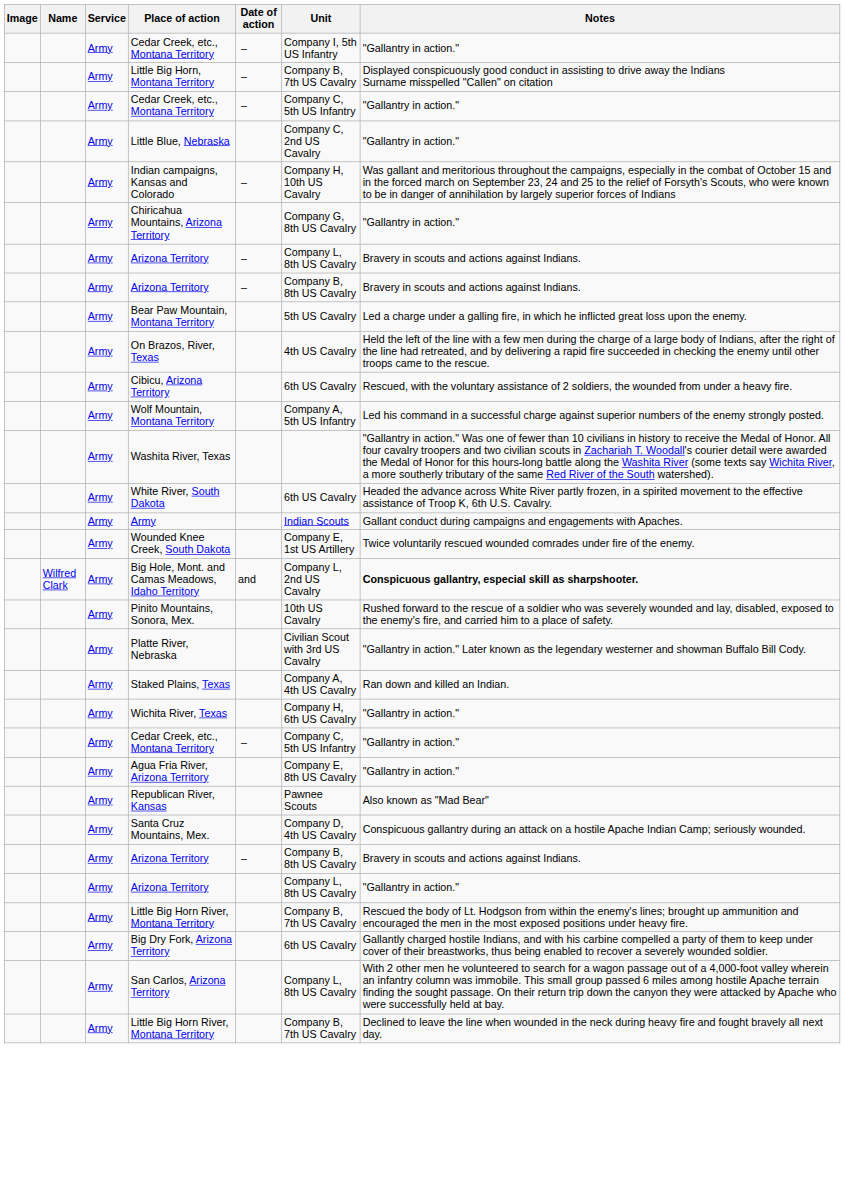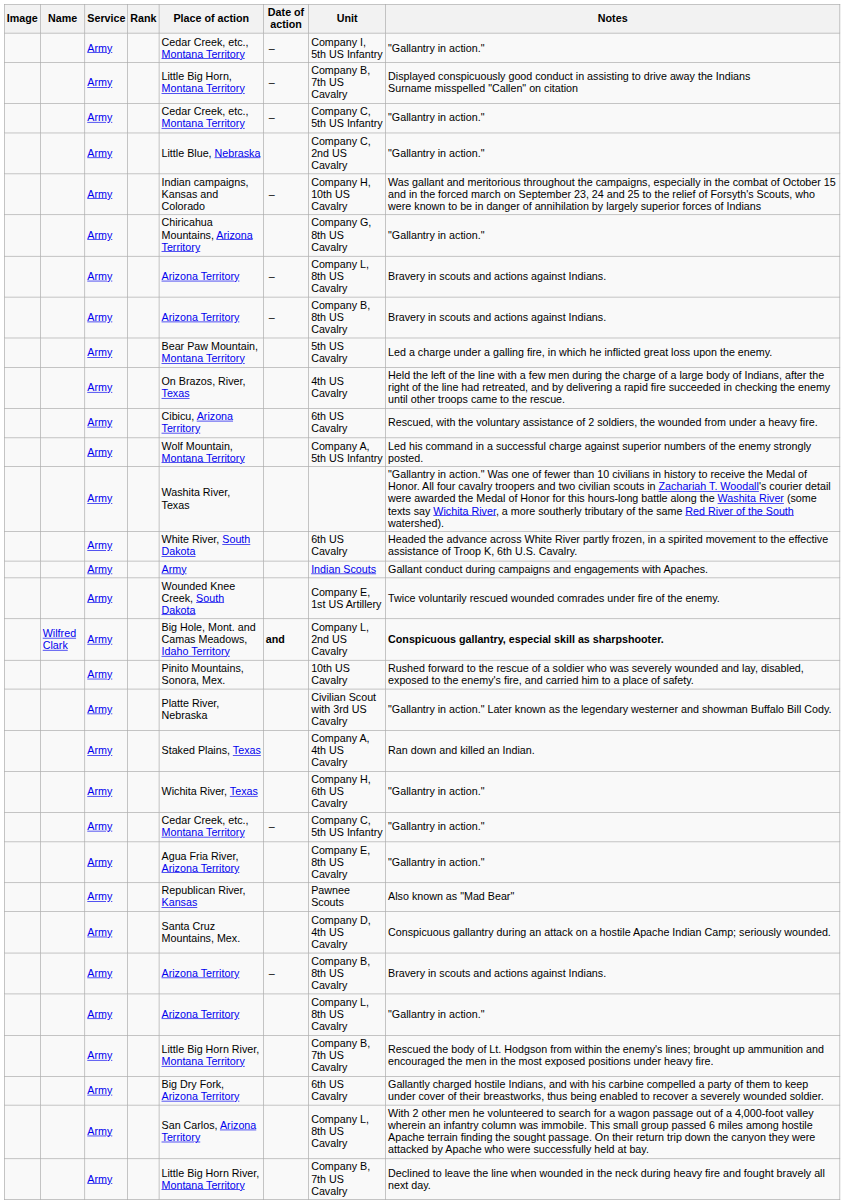+ column: (143, 19)
(247, 579) normal -> (275, 639) bold
